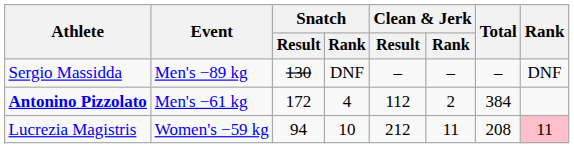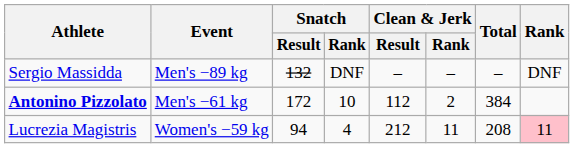(299, 73) 130 -> (299, 73) 132
(347, 101) 4 -> (347, 101) 10
(347, 129) 10 -> (347, 129) 4
